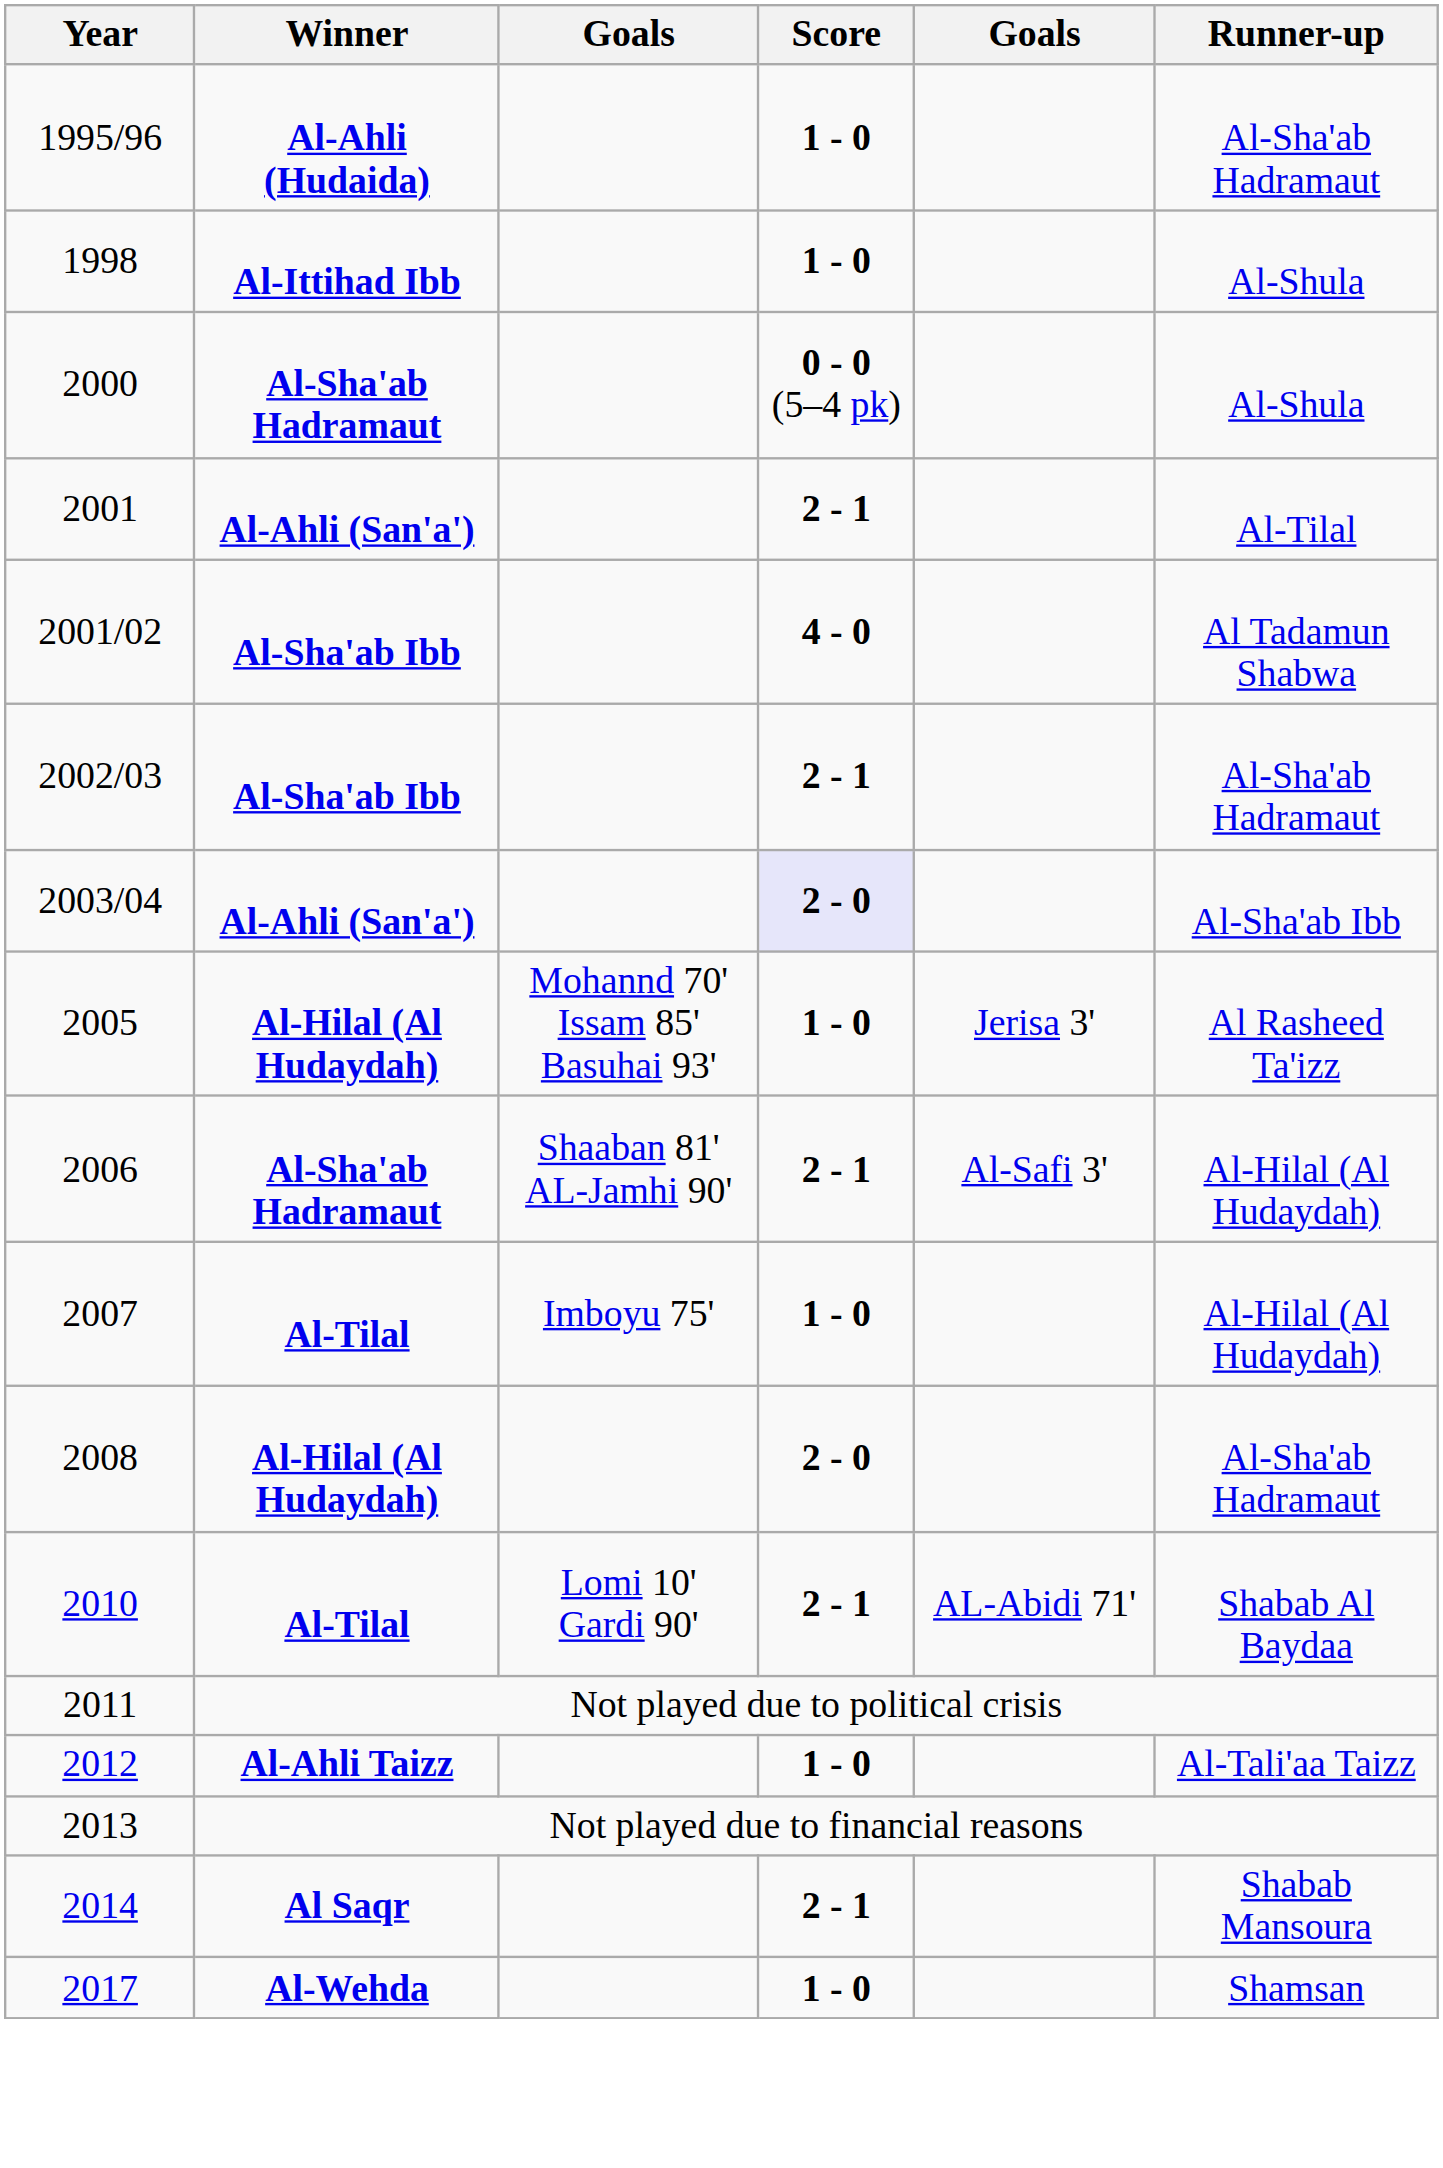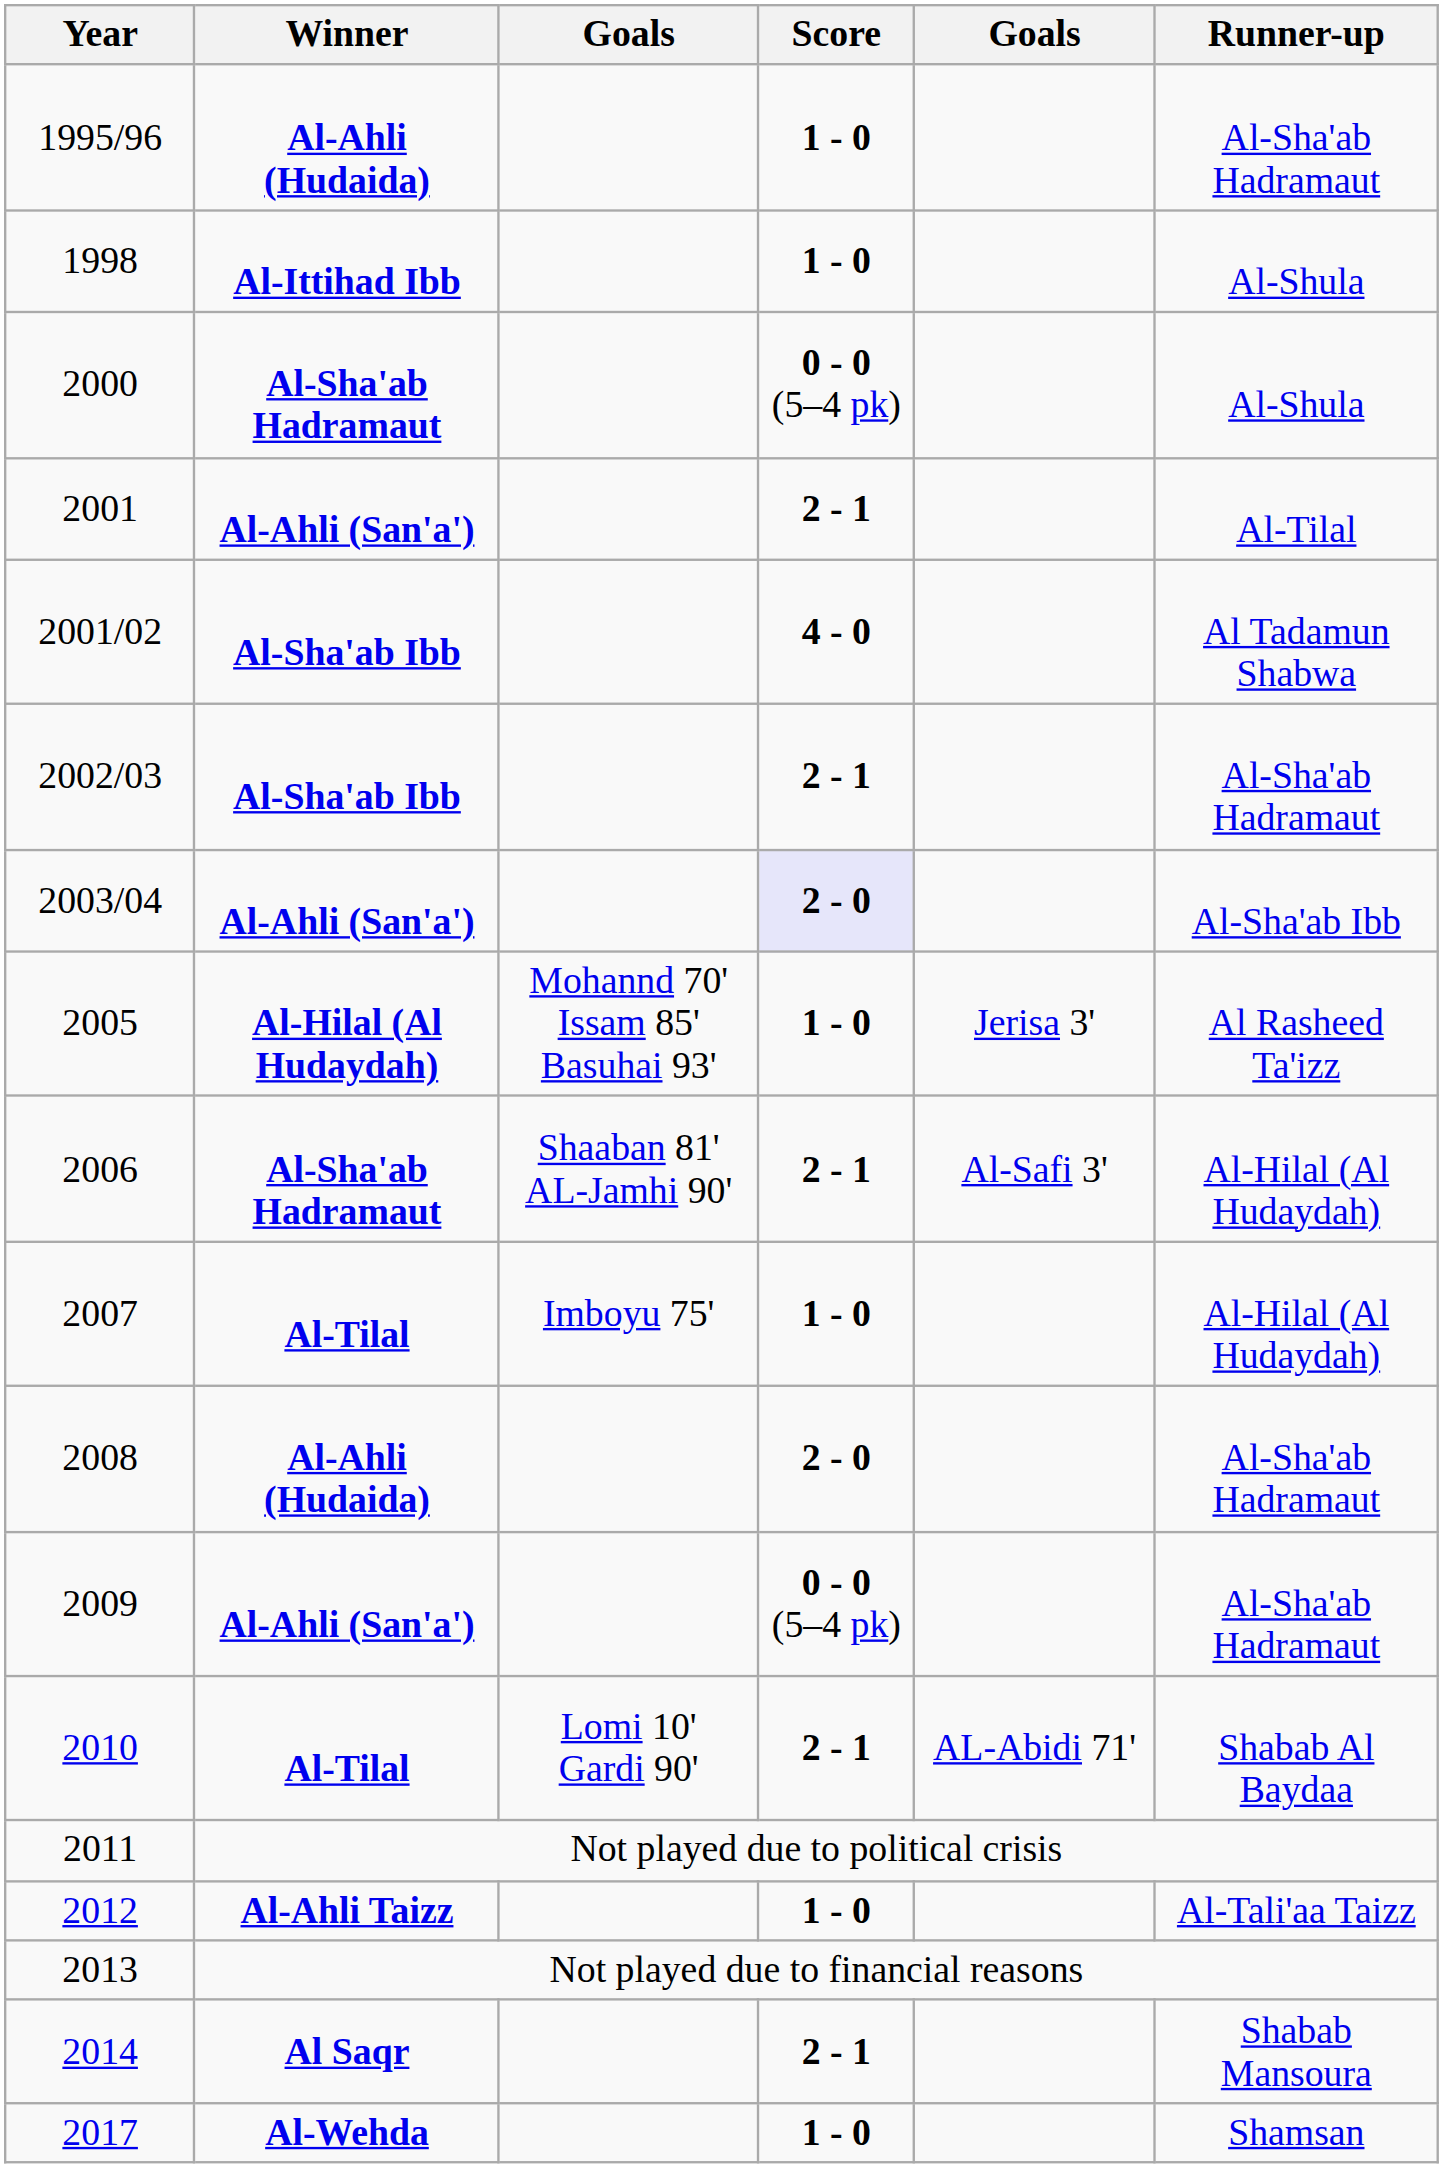(347, 1479) Al-Hilal (Al Hudaydah) -> (347, 1479) Al-Ahli (Hudaida)
+ row: (100, 1602)
